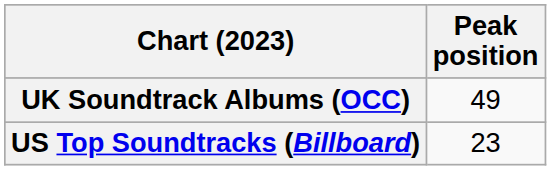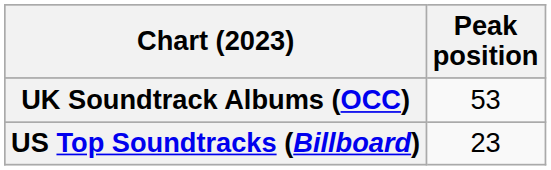(486, 99) 49 -> (486, 99) 53
